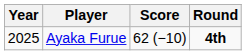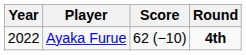(24, 38) 2025 -> (24, 38) 2022
